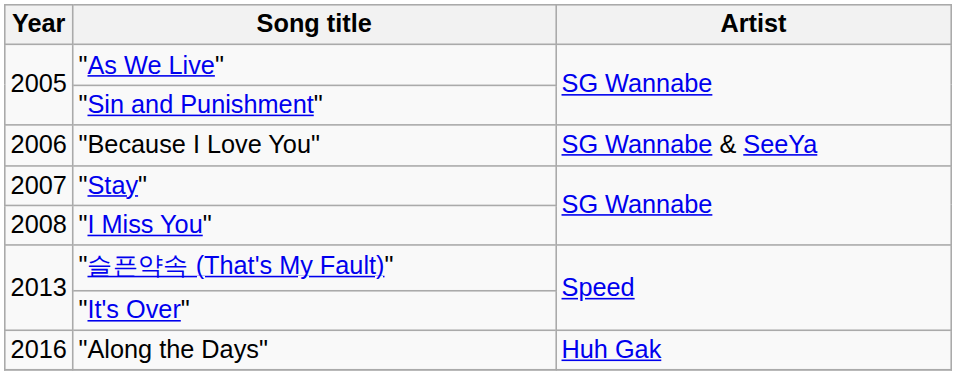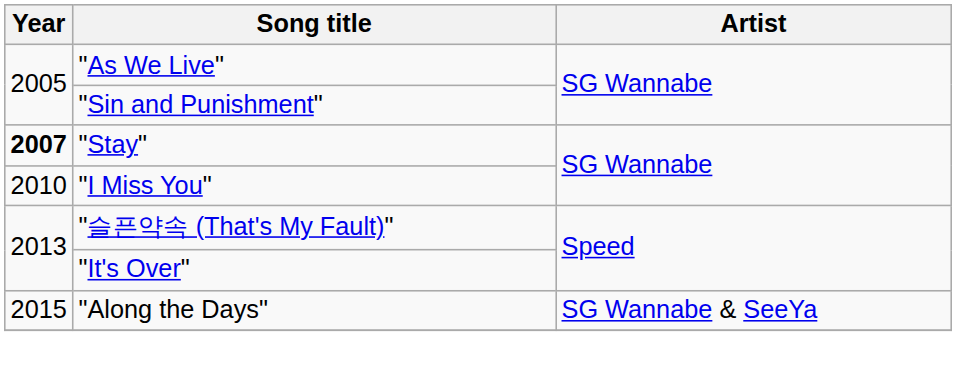- row: (199, 144)
(39, 184) normal -> (39, 144) bold
(39, 225) 2008 -> (39, 184) 2010
(39, 350) 2016 -> (39, 309) 2015
(611, 350) Huh Gak -> (689, 309) SG Wannabe & SeeYa
